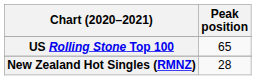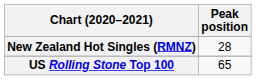rows swapped: (101, 65) <-> (101, 46)
